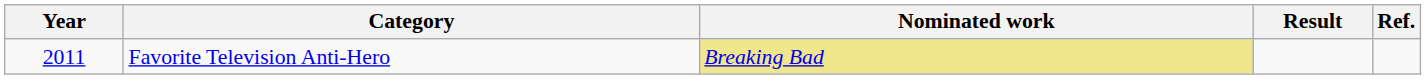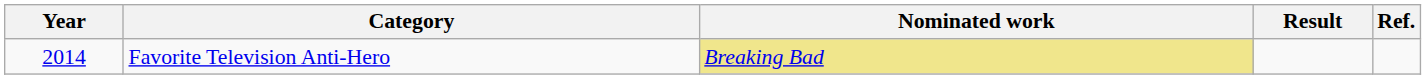(64, 56) 2011 -> (64, 56) 2014
